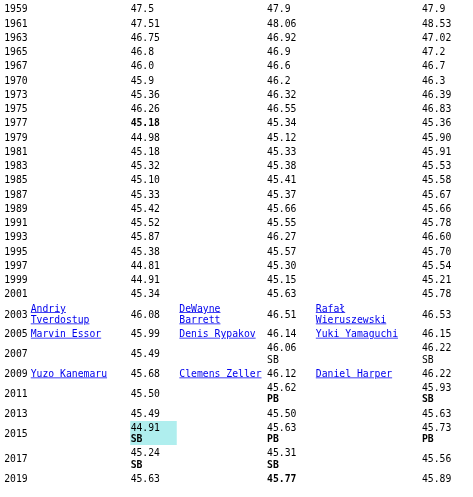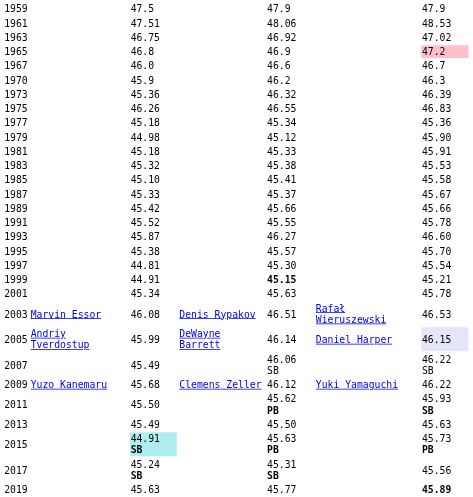(434, 52) no background -> (434, 52) pink background
(145, 123) bold -> (145, 123) normal
(282, 280) normal -> (282, 280) bold
(60, 314) Andriy Tverdostup -> (66, 314) Marvin Essor
(200, 314) DeWayne Barrett -> (218, 314) Denis Rypakov
(66, 334) Marvin Essor -> (60, 339) Andriy Tverdostup
(218, 334) Denis Rypakov -> (200, 339) DeWayne Barrett
(357, 334) Yuki Yamaguchi -> (354, 339) Daniel Harper
(437, 334) no background -> (437, 339) lavender background
(354, 373) Daniel Harper -> (357, 385) Yuki Yamaguchi
(282, 478) bold -> (282, 490) normal
(437, 478) normal -> (437, 490) bold
